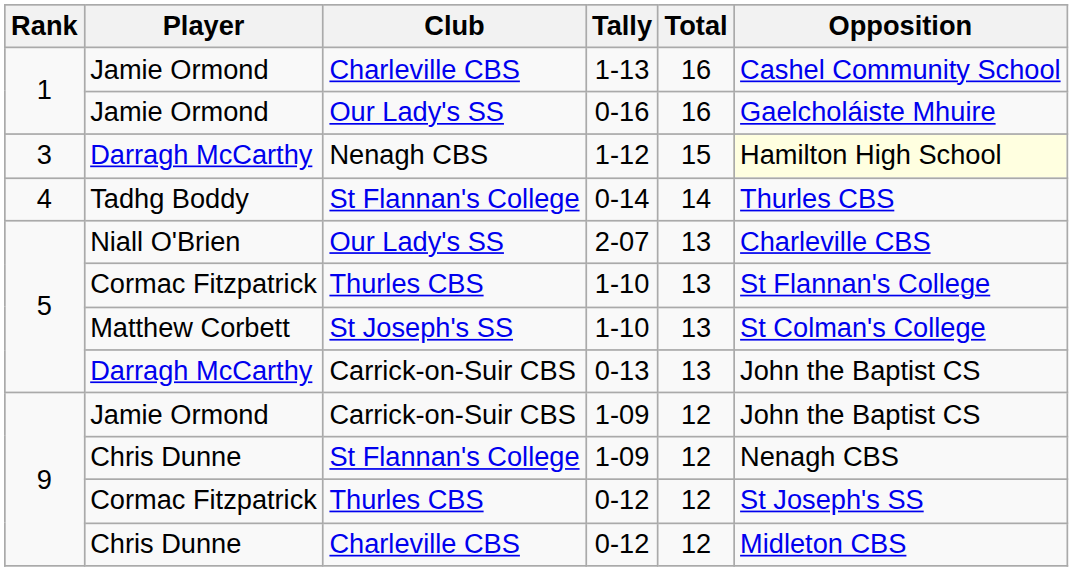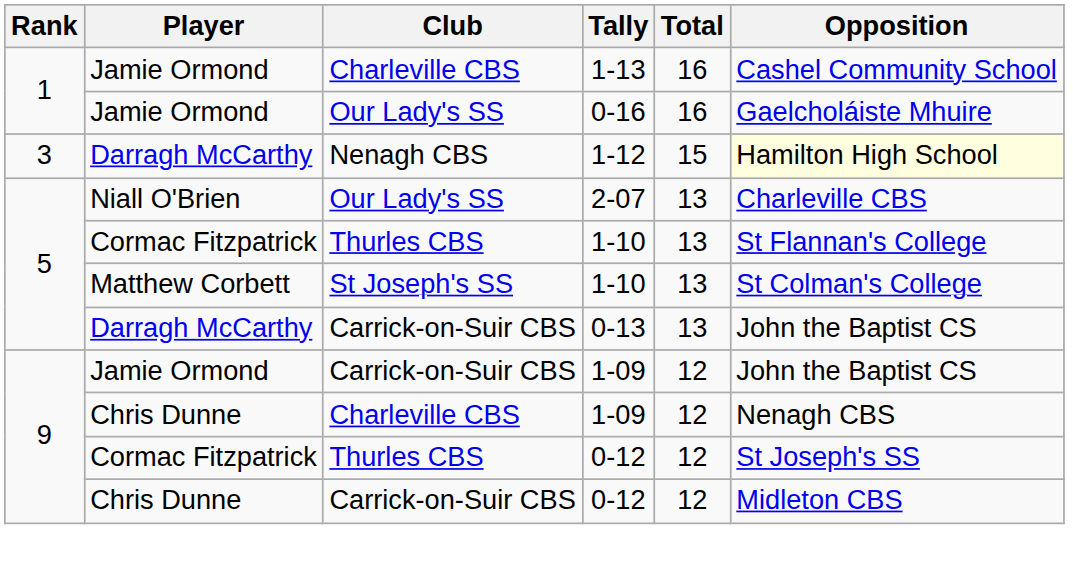- row: (170, 198)
(454, 457) St Flannan's College -> (425, 414) Charleville CBS
(425, 543) Charleville CBS -> (453, 500) Carrick-on-Suir CBS
